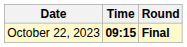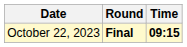columns swapped: (121, 14) <-> (161, 14)
